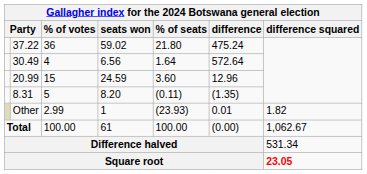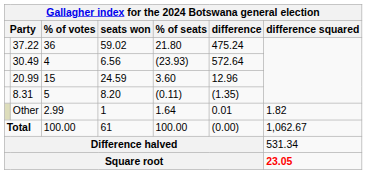(166, 62) 1.64 -> (172, 62) (23.93)
(172, 111) (23.93) -> (166, 111) 1.64
